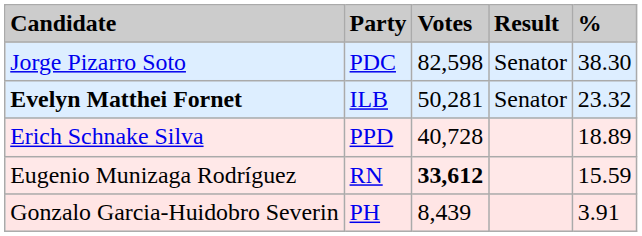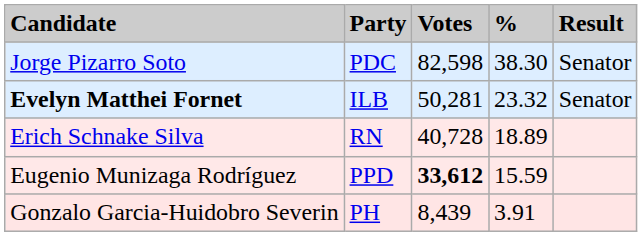columns swapped: (590, 23) <-> (527, 23)
(371, 136) PPD -> (366, 136) RN
(366, 174) RN -> (371, 174) PPD
